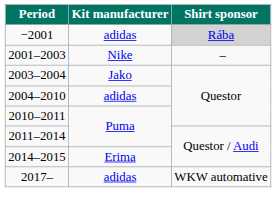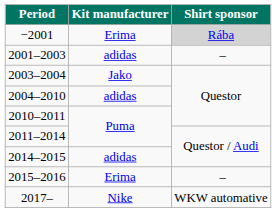(120, 34) adidas -> (120, 34) Erima
(120, 55) Nike -> (120, 55) adidas
(120, 156) Erima -> (120, 156) adidas
+ row: (37, 177)
(120, 177) adidas -> (120, 197) Nike
